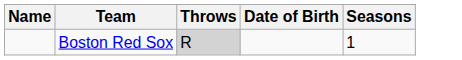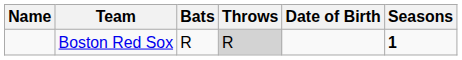+ column: (198, 17)
(351, 42) normal -> (392, 42) bold
